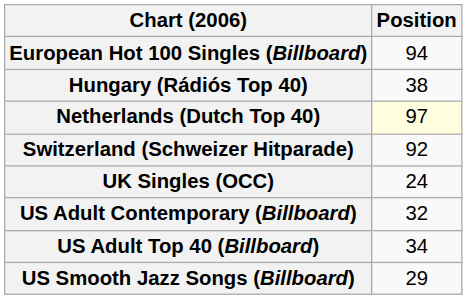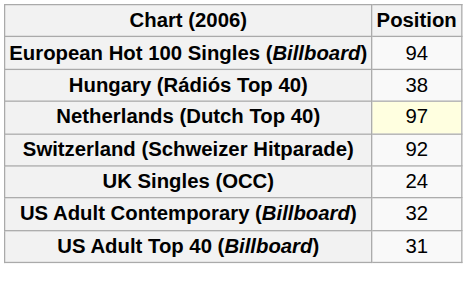(417, 246) 34 -> (417, 246) 31
- row: (188, 278)
